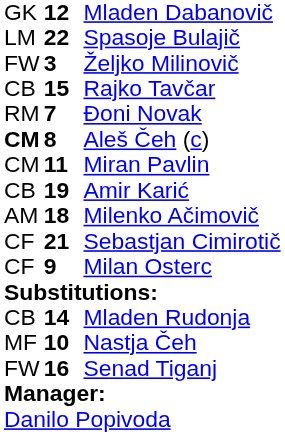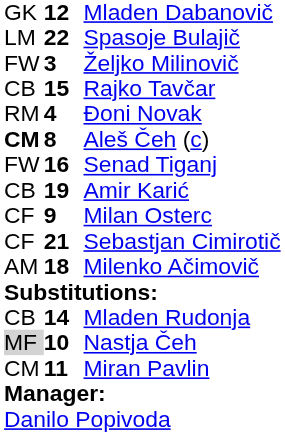(50, 113) 7 -> (50, 113) 4
rows swapped: (146, 164) <-> (150, 368)
rows swapped: (171, 215) <-> (148, 266)
(21, 342) no background -> (21, 342) lightgrey background
